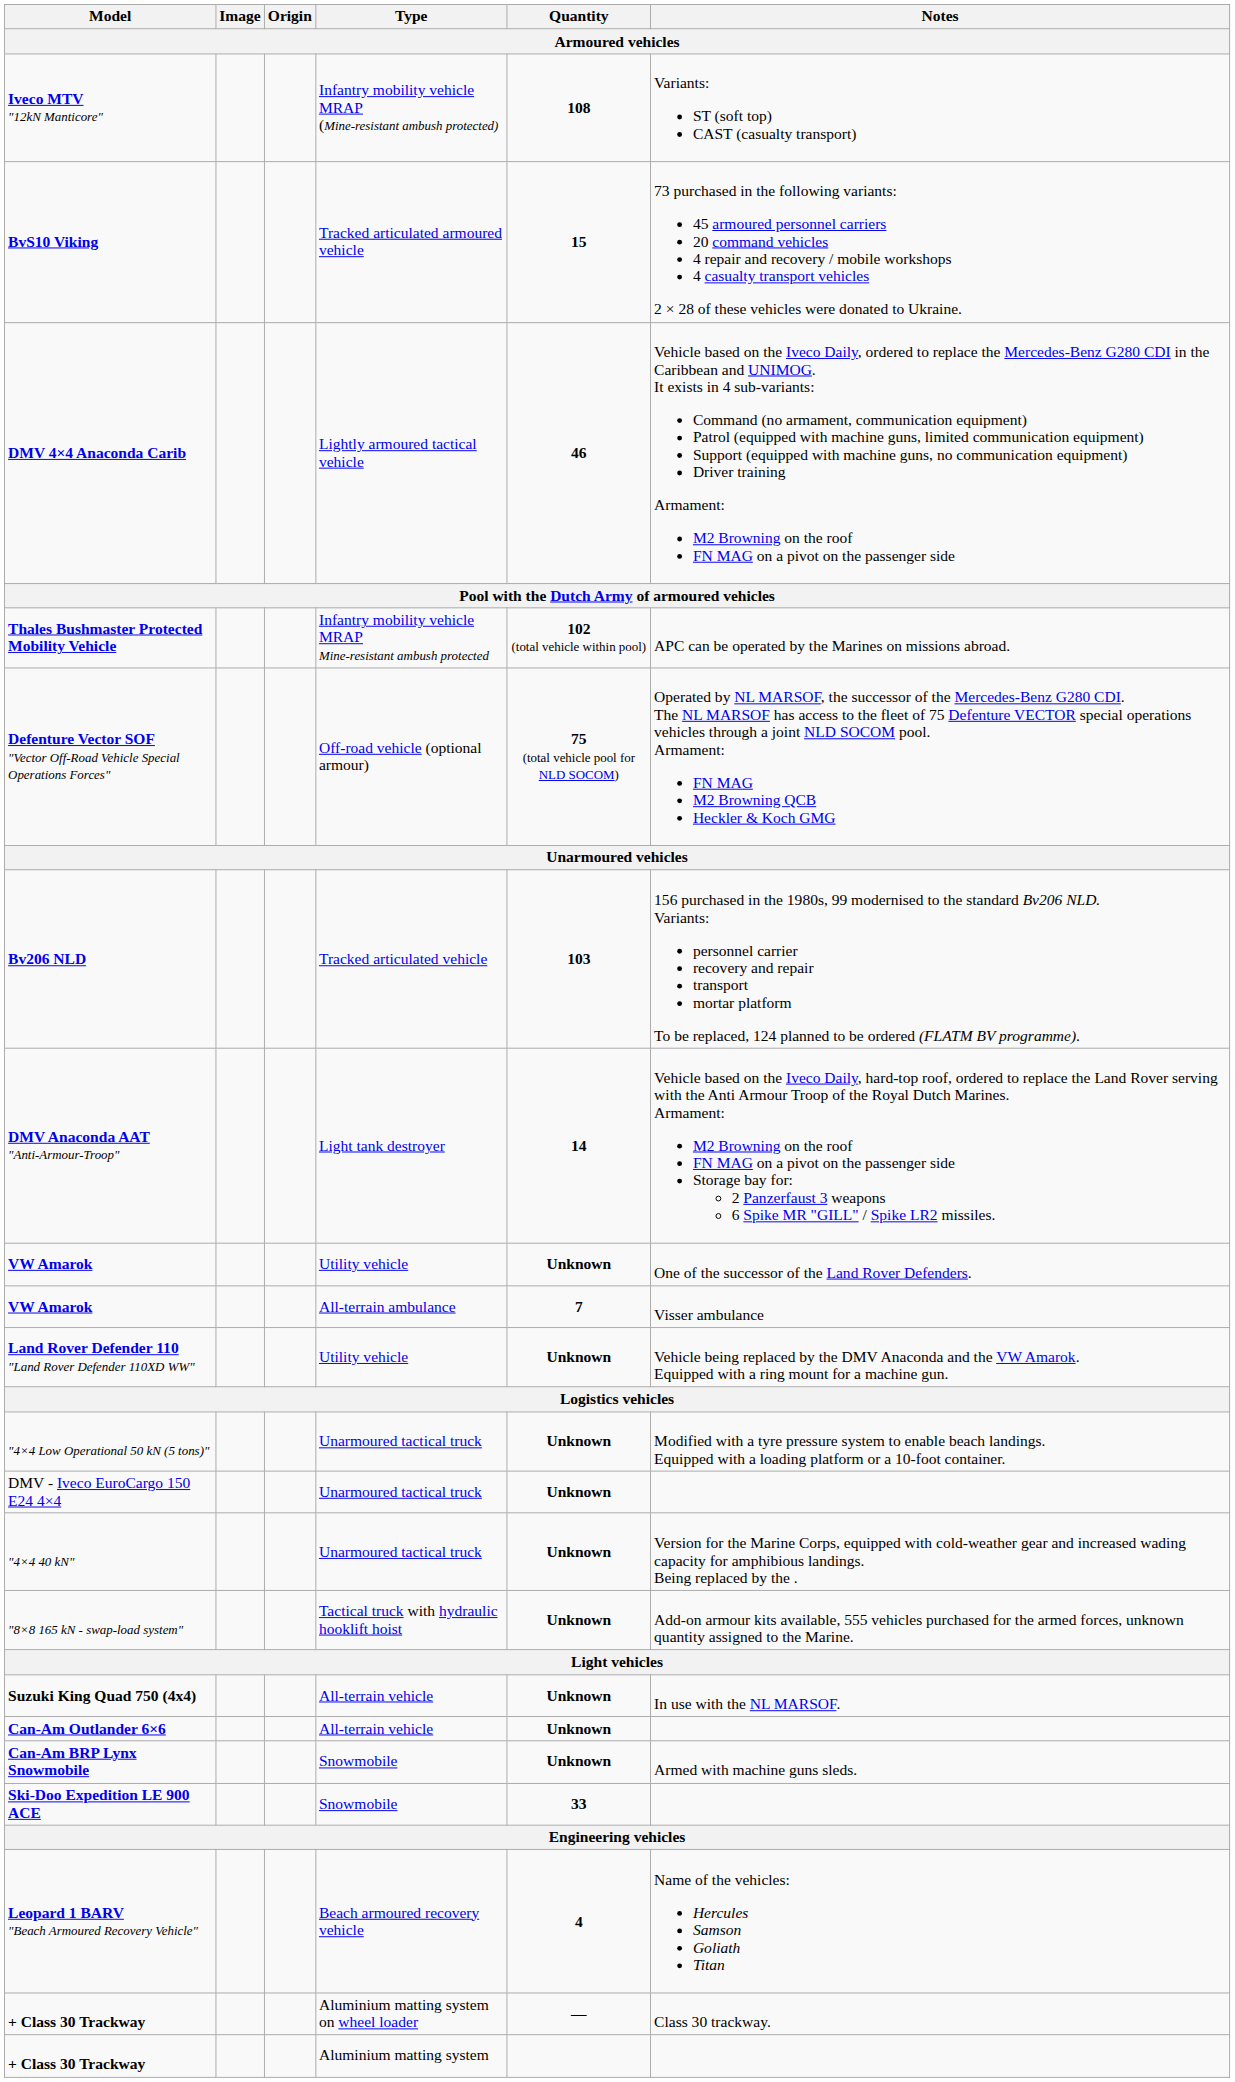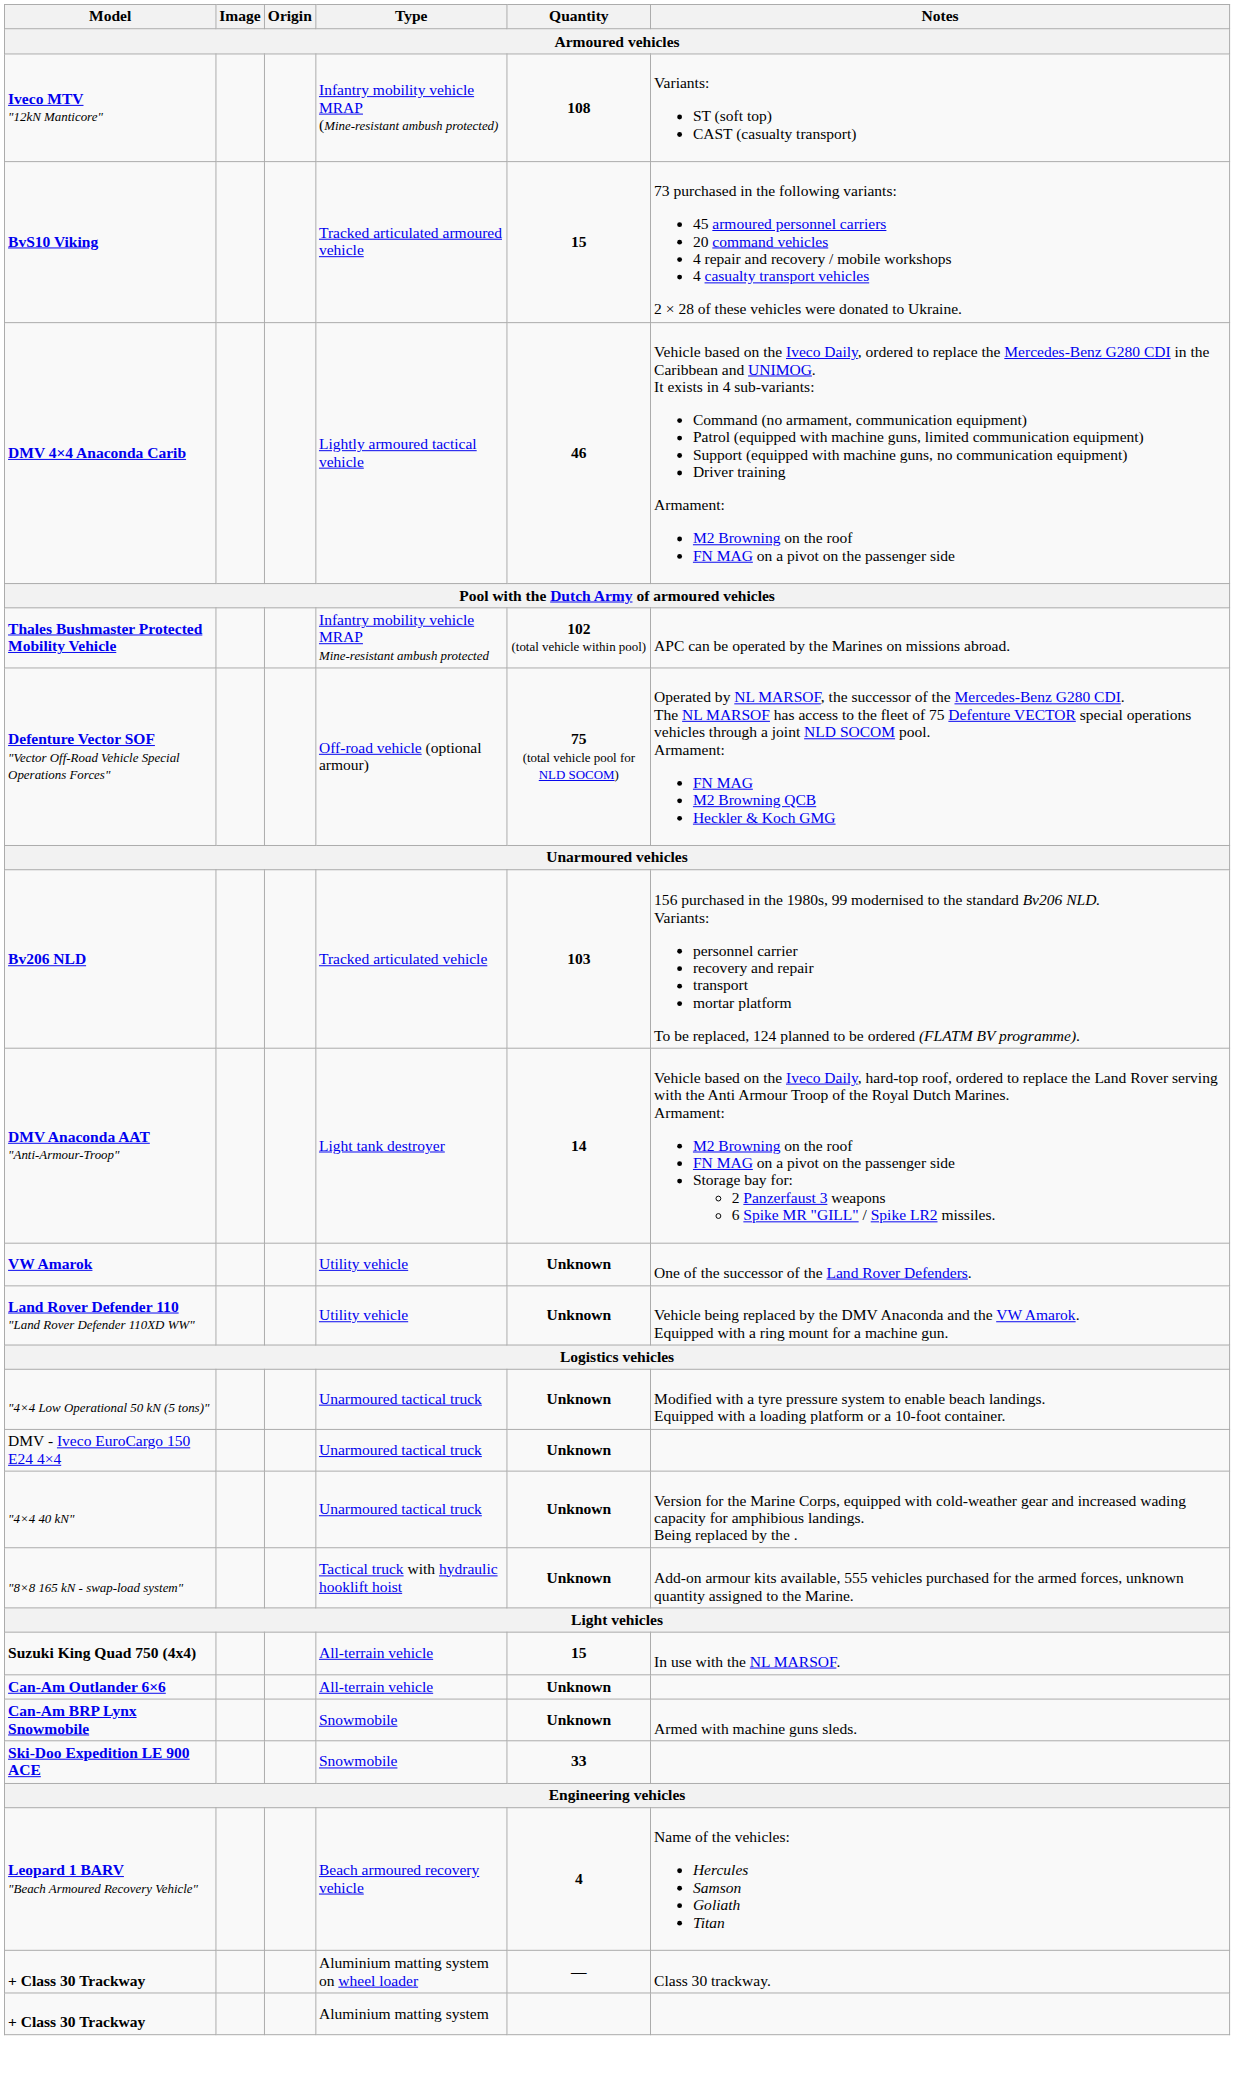- row: (50, 1306)
(579, 1695) Unknown -> (579, 1653) 15
